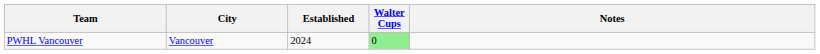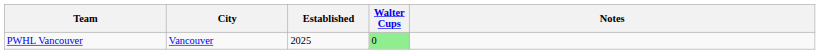(301, 40) 2024 -> (301, 40) 2025
